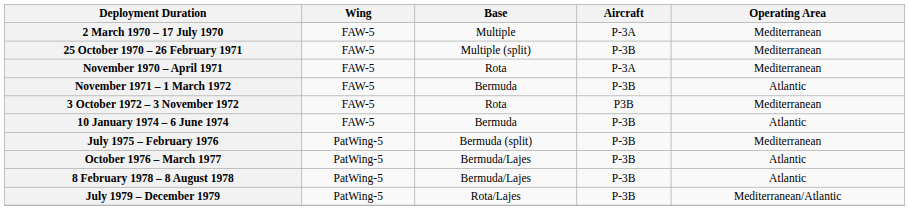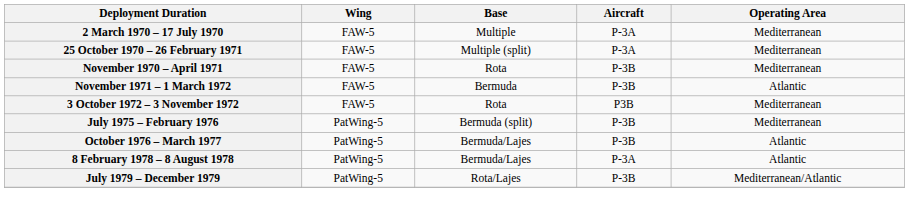(624, 50) P-3B -> (624, 50) P-3A
(624, 68) P-3A -> (624, 68) P-3B
- row: (153, 123)
(624, 178) P-3B -> (624, 159) P-3A
